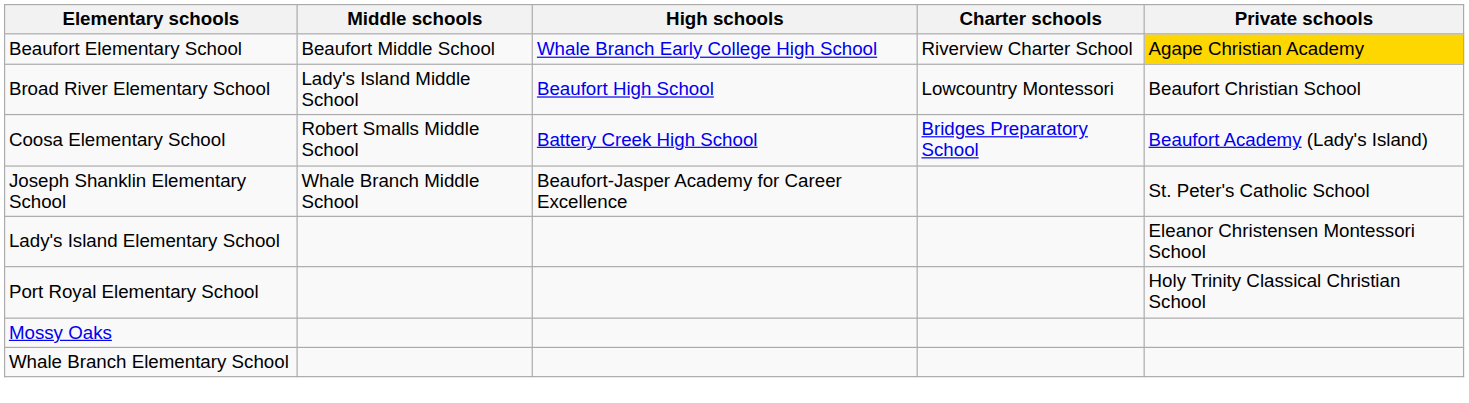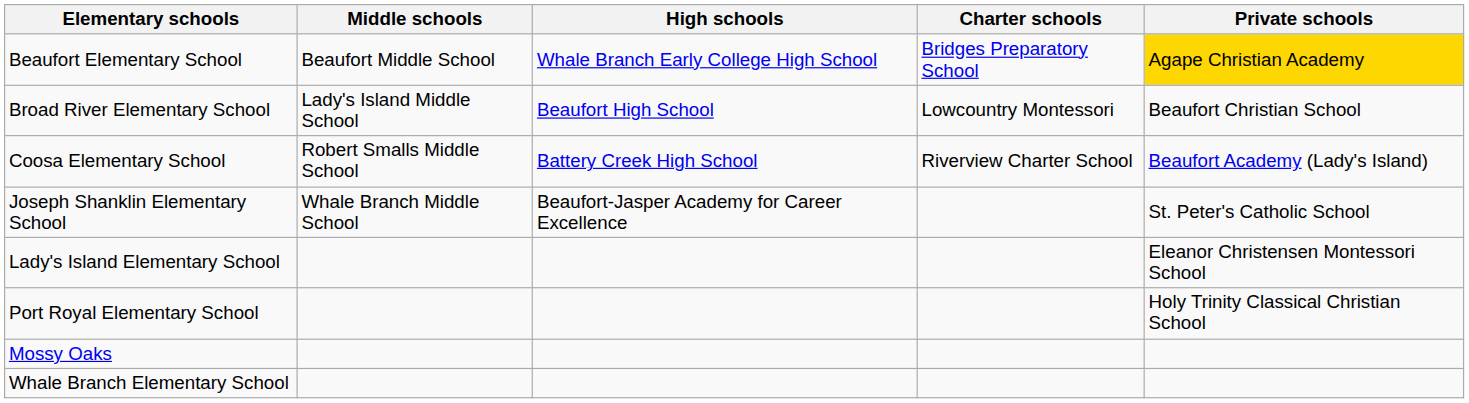(1027, 49) Riverview Charter School -> (1005, 59) Bridges Preparatory School
(1005, 140) Bridges Preparatory School -> (1027, 161) Riverview Charter School
